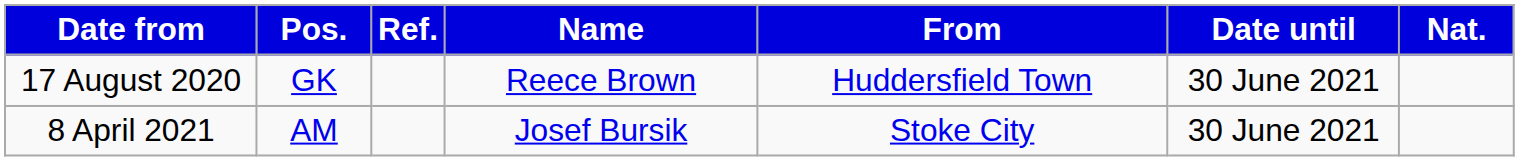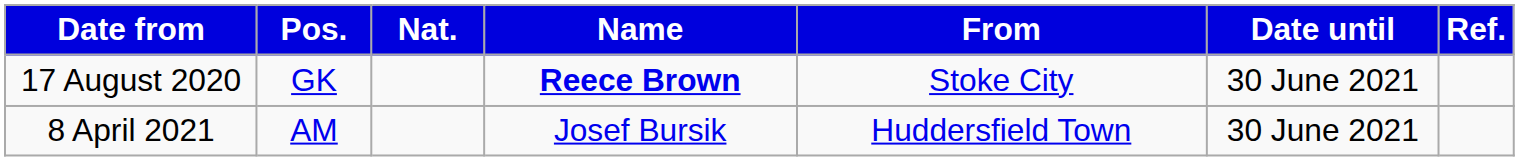columns swapped: (1457, 29) <-> (408, 29)
(601, 79) normal -> (640, 79) bold
(962, 79) Huddersfield Town -> (1001, 79) Stoke City
(962, 130) Stoke City -> (1001, 130) Huddersfield Town
